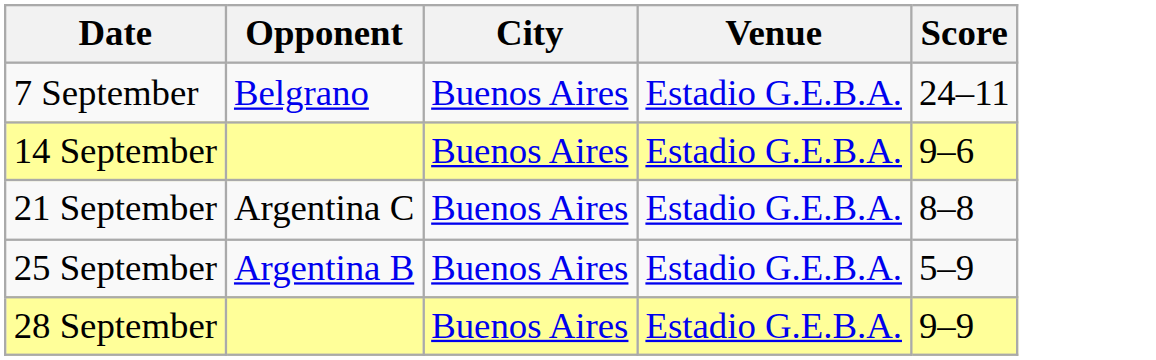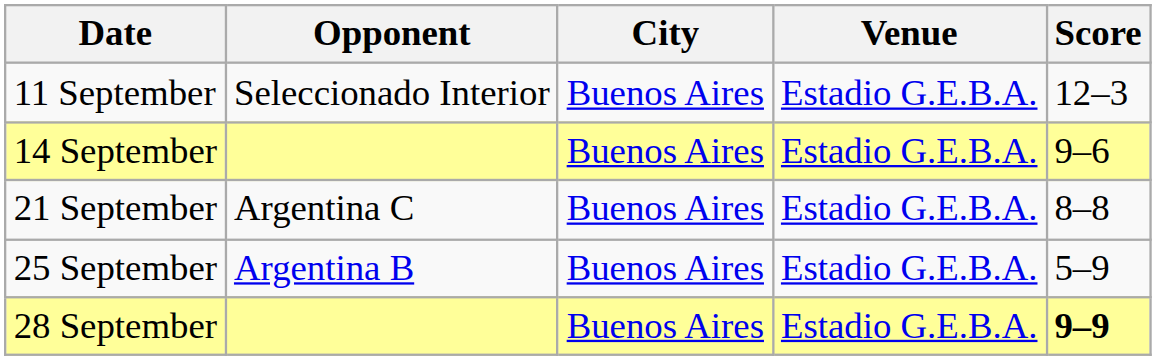- row: (106, 92)
+ row: (115, 92)
(947, 325) normal -> (1082, 325) bold
